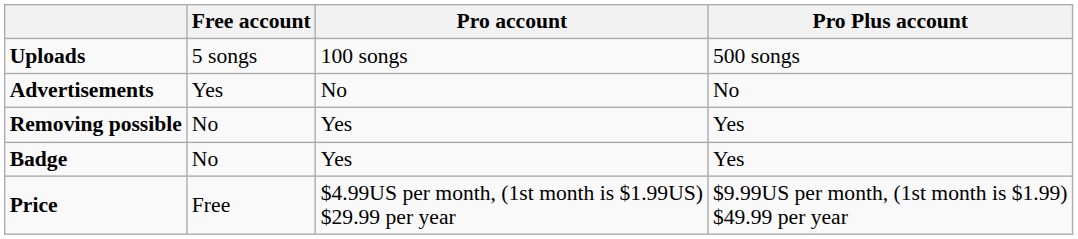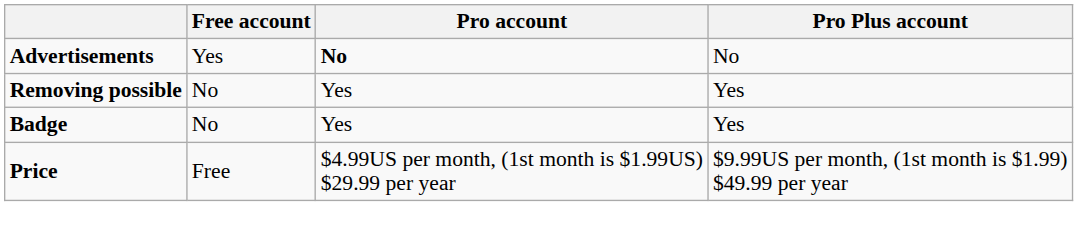- row: (47, 55)
(334, 90) normal -> (334, 55) bold
